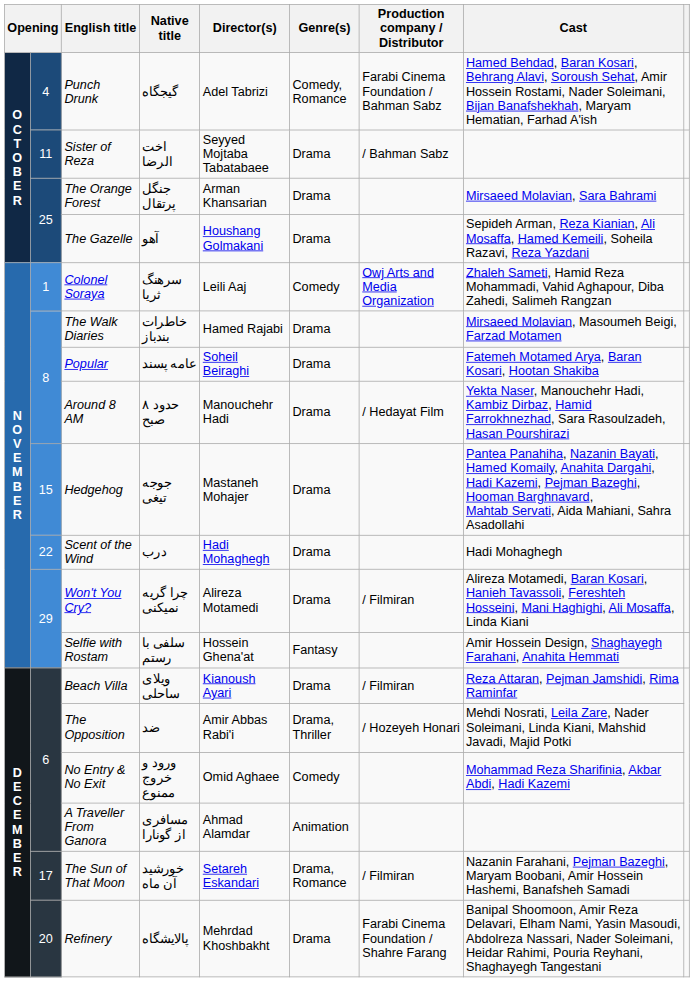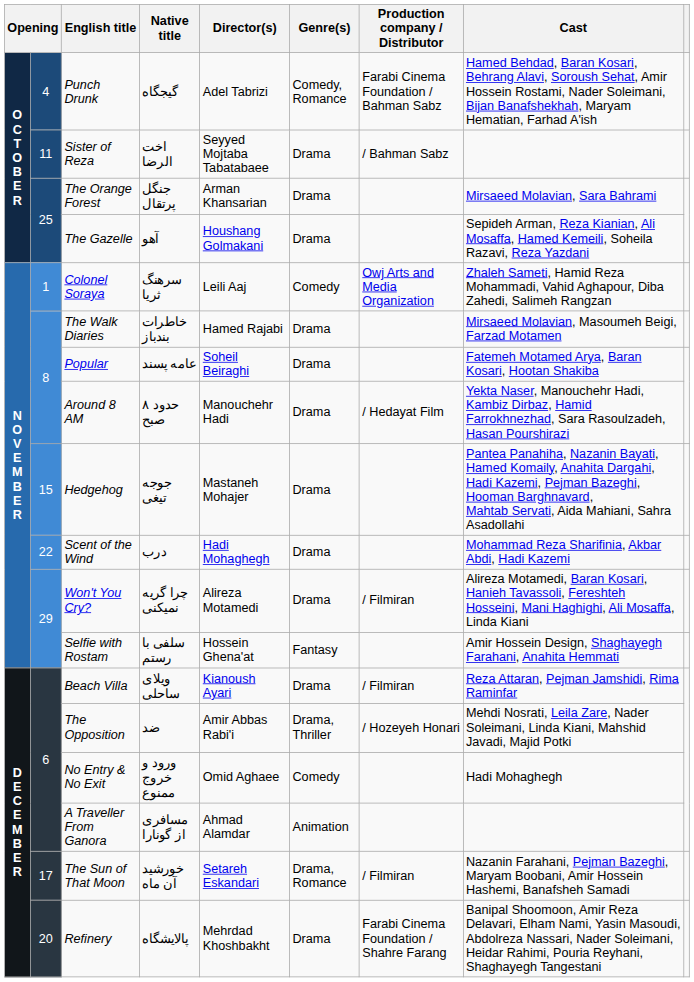(514, 552) Hadi Mohaghegh -> (564, 552) Mohammad Reza Sharifinia, Akbar Abdi, Hadi Kazemi
(564, 777) Mohammad Reza Sharifinia, Akbar Abdi, Hadi Kazemi -> (514, 777) Hadi Mohaghegh
